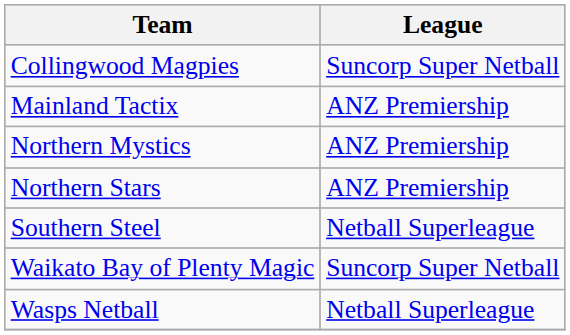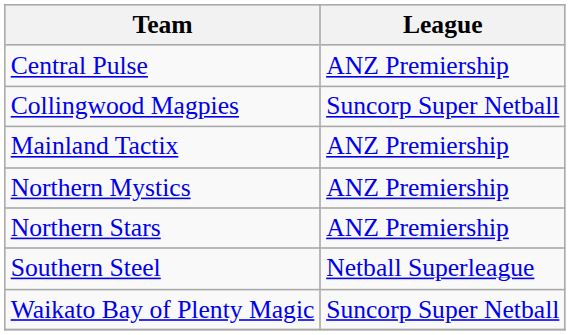+ row: (79, 65)
- row: (85, 308)
